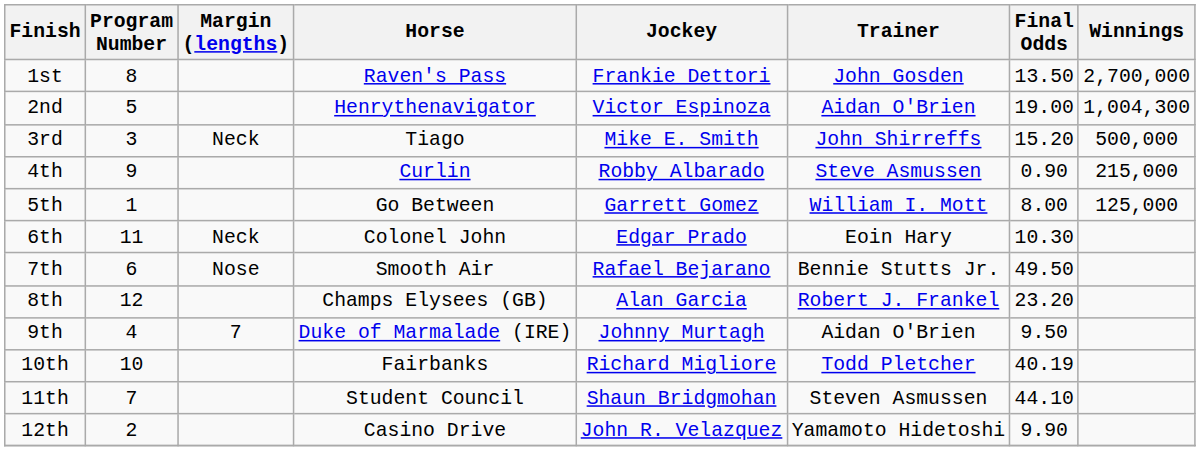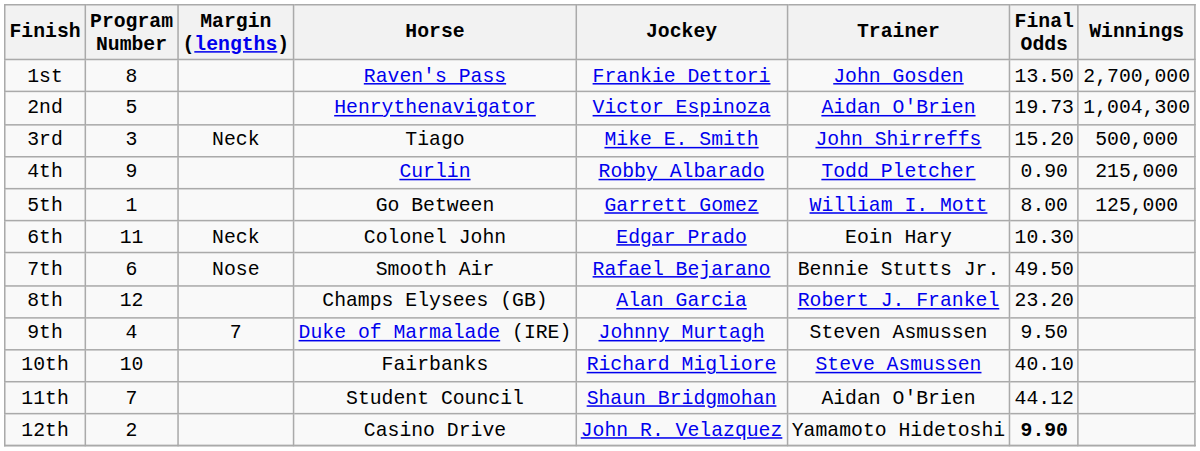(1044, 108) 19.00 -> (1044, 108) 19.73
(898, 172) Steve Asmussen -> (898, 172) Todd Pletcher
(898, 334) Aidan O'Brien -> (898, 334) Steven Asmussen
(898, 366) Todd Pletcher -> (898, 366) Steve Asmussen
(1044, 366) 40.19 -> (1044, 366) 40.10
(898, 398) Steven Asmussen -> (898, 398) Aidan O'Brien
(1044, 398) 44.10 -> (1044, 398) 44.12
(1044, 430) normal -> (1044, 430) bold
